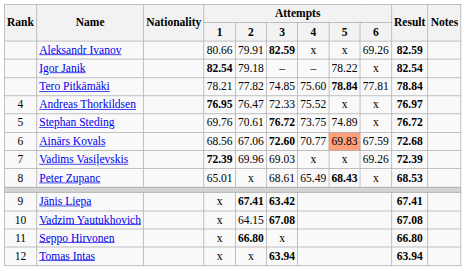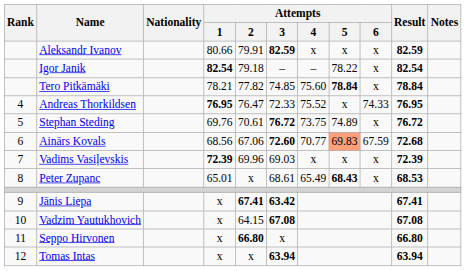(376, 50) 69.26 -> (376, 50) x
(376, 86) 77.81 -> (376, 86) x
(376, 104) x -> (376, 104) 74.33
(410, 104) 76.97 -> (410, 104) 76.95
(376, 159) 69.26 -> (376, 159) x
